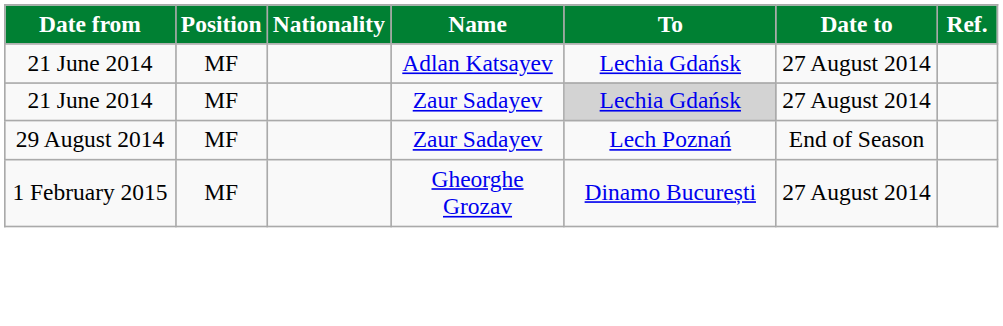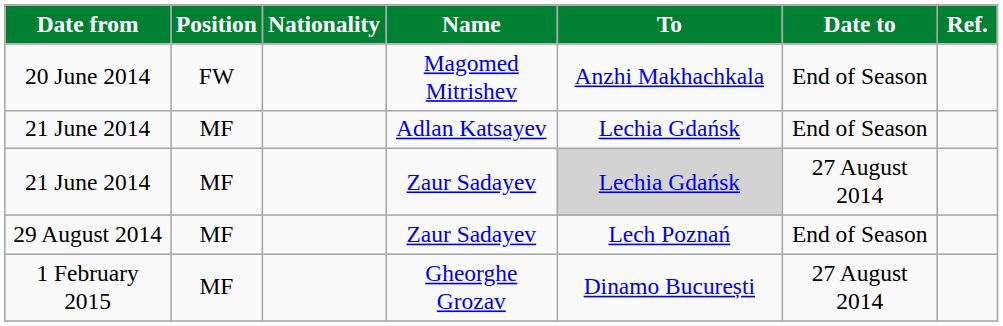+ row: (88, 76)
(857, 62) 27 August 2014 -> (860, 129) End of Season
